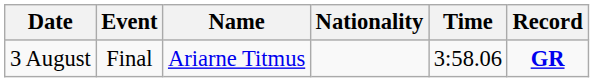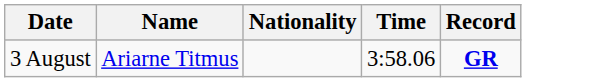- column: (129, 22)
